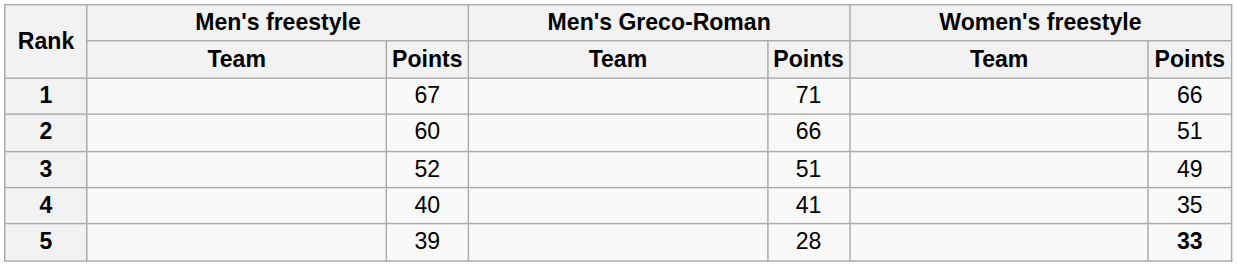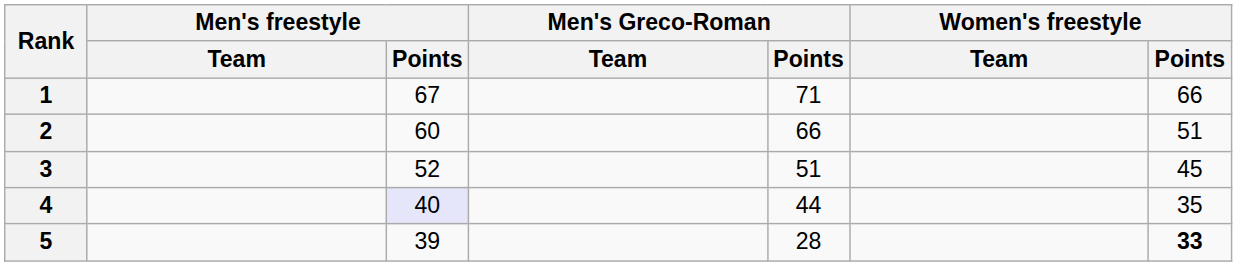(1190, 168) 49 -> (1190, 168) 45
(427, 205) no background -> (427, 205) lavender background
(808, 205) 41 -> (808, 205) 44
